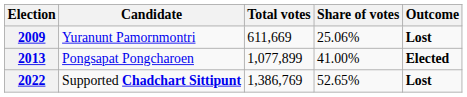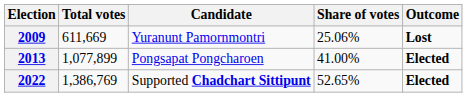columns swapped: (152, 15) <-> (279, 15)
(419, 80) Lost -> (427, 80) Elected
